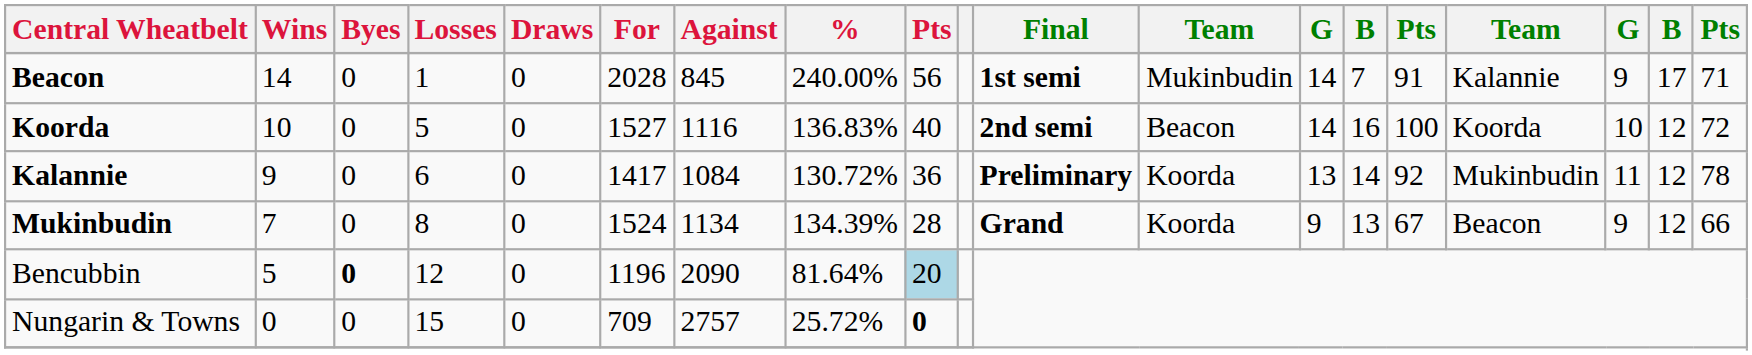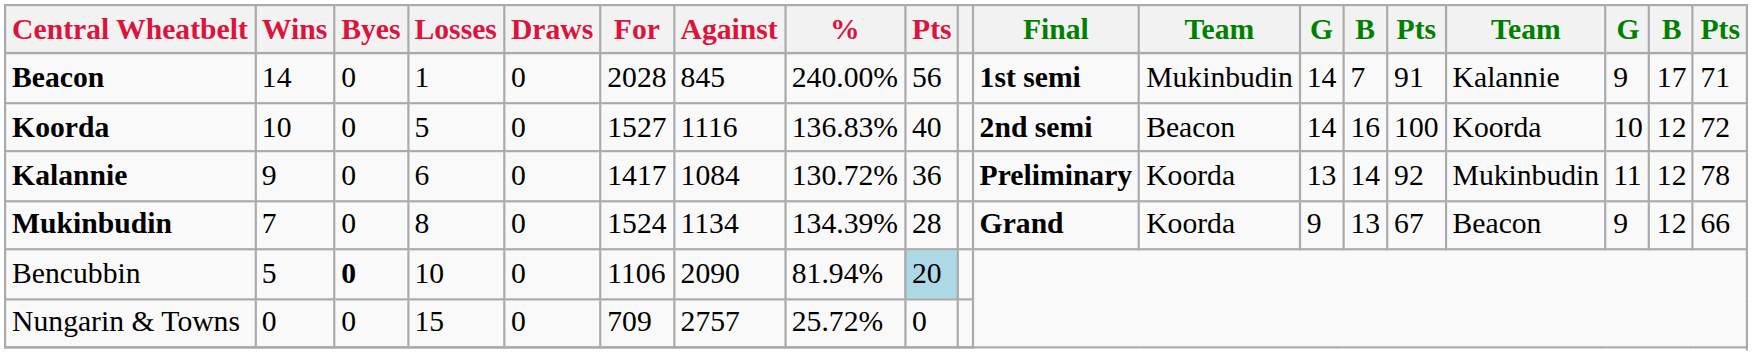(429, 273) 12 -> (429, 273) 10
(636, 273) 1196 -> (636, 273) 1106
(837, 273) 81.64% -> (837, 273) 81.94%
(919, 322) bold -> (919, 322) normal
